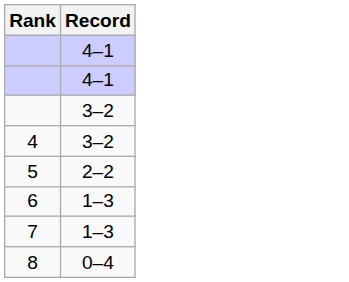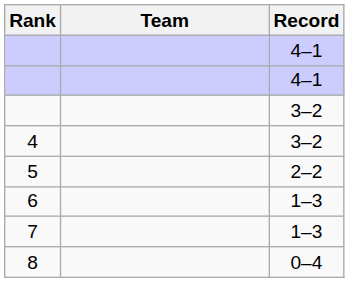+ column: (165, 20)
